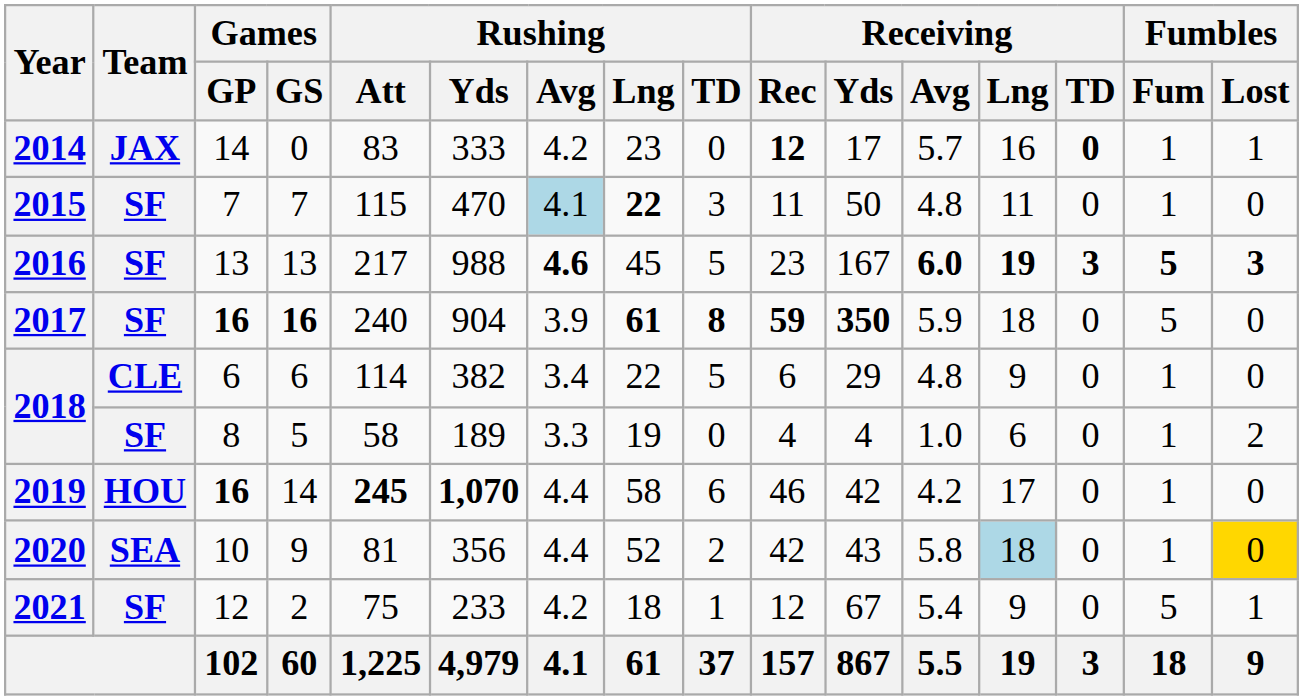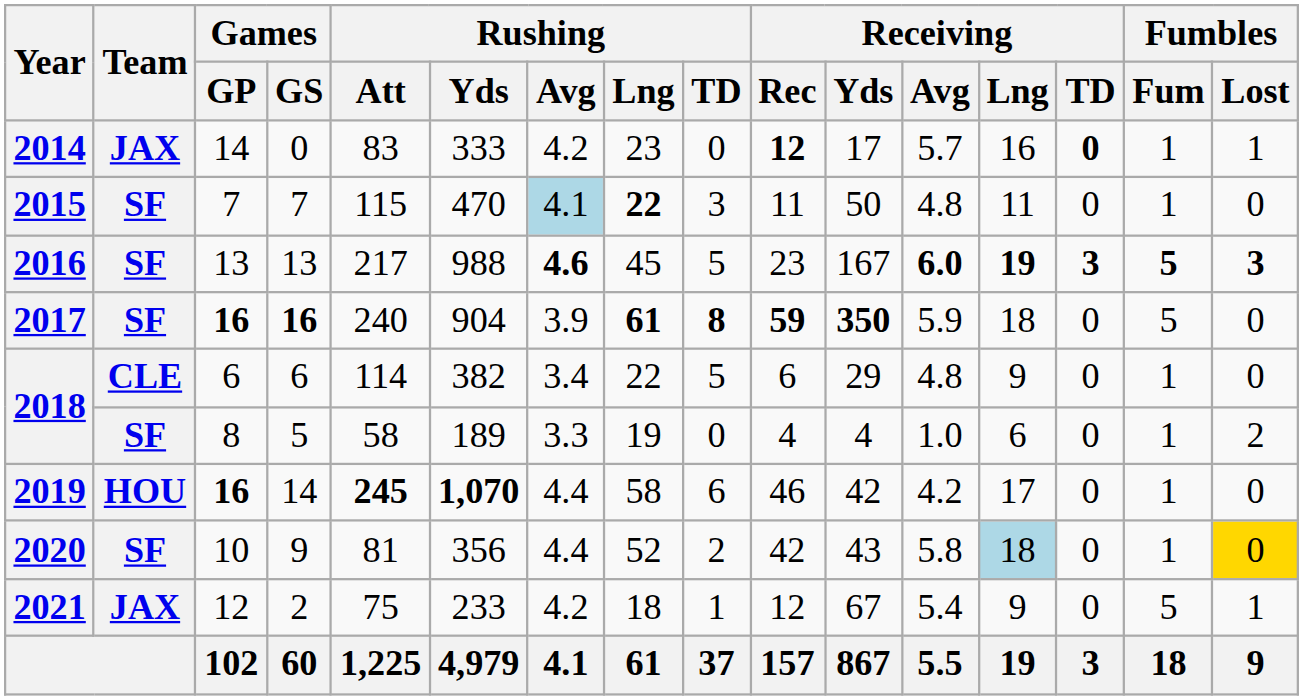(145, 549) SEA -> (145, 549) SF
(145, 606) SF -> (145, 606) JAX
